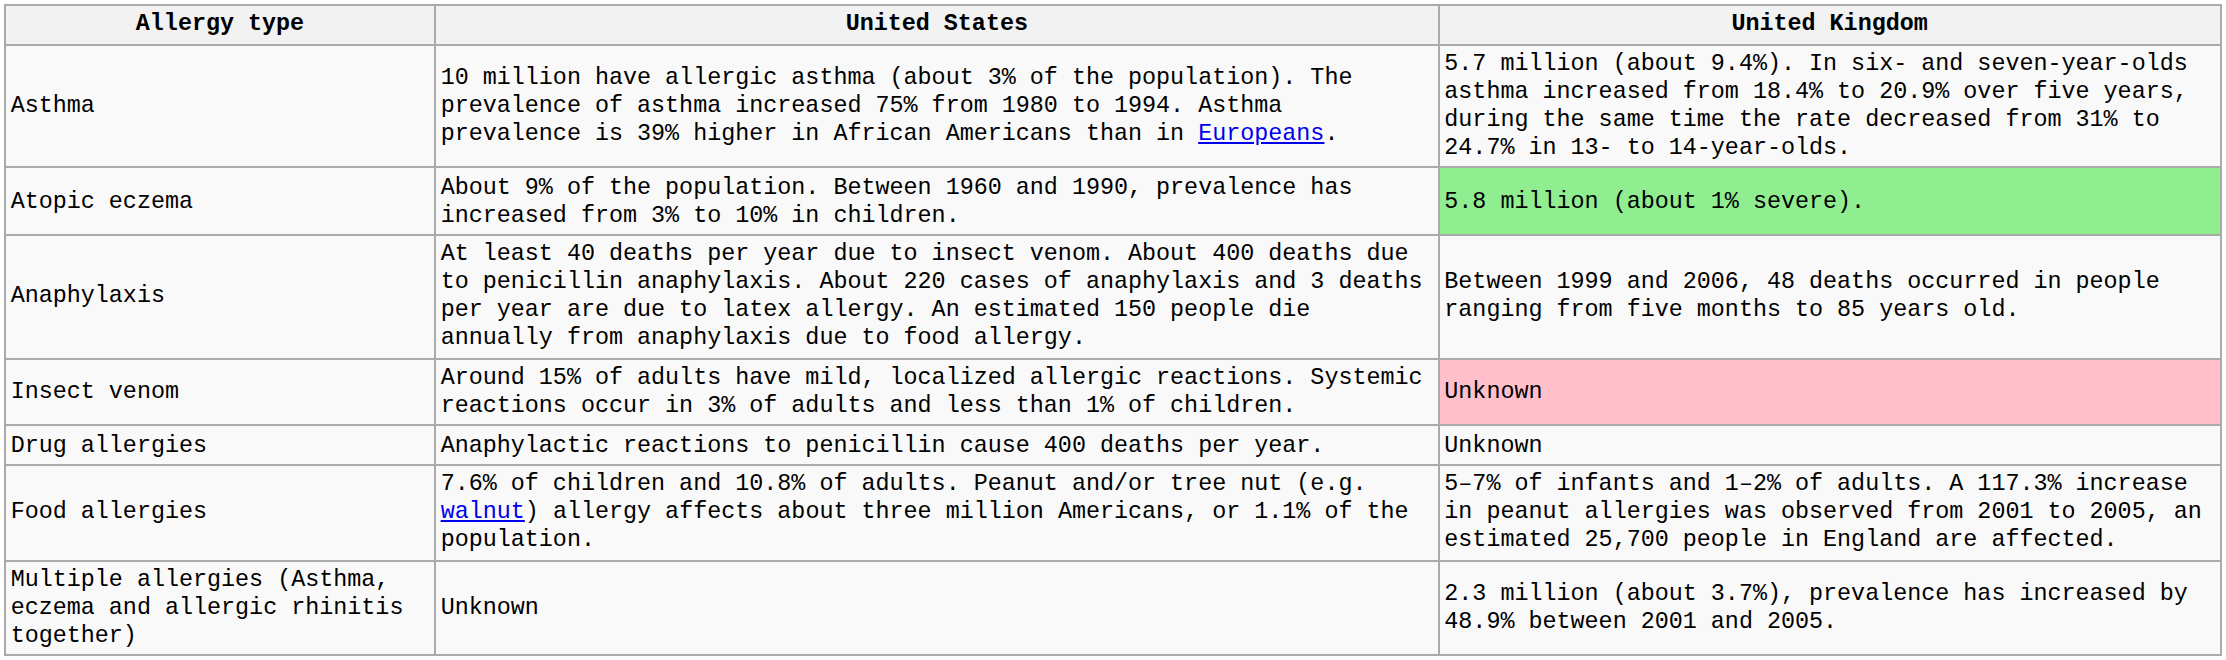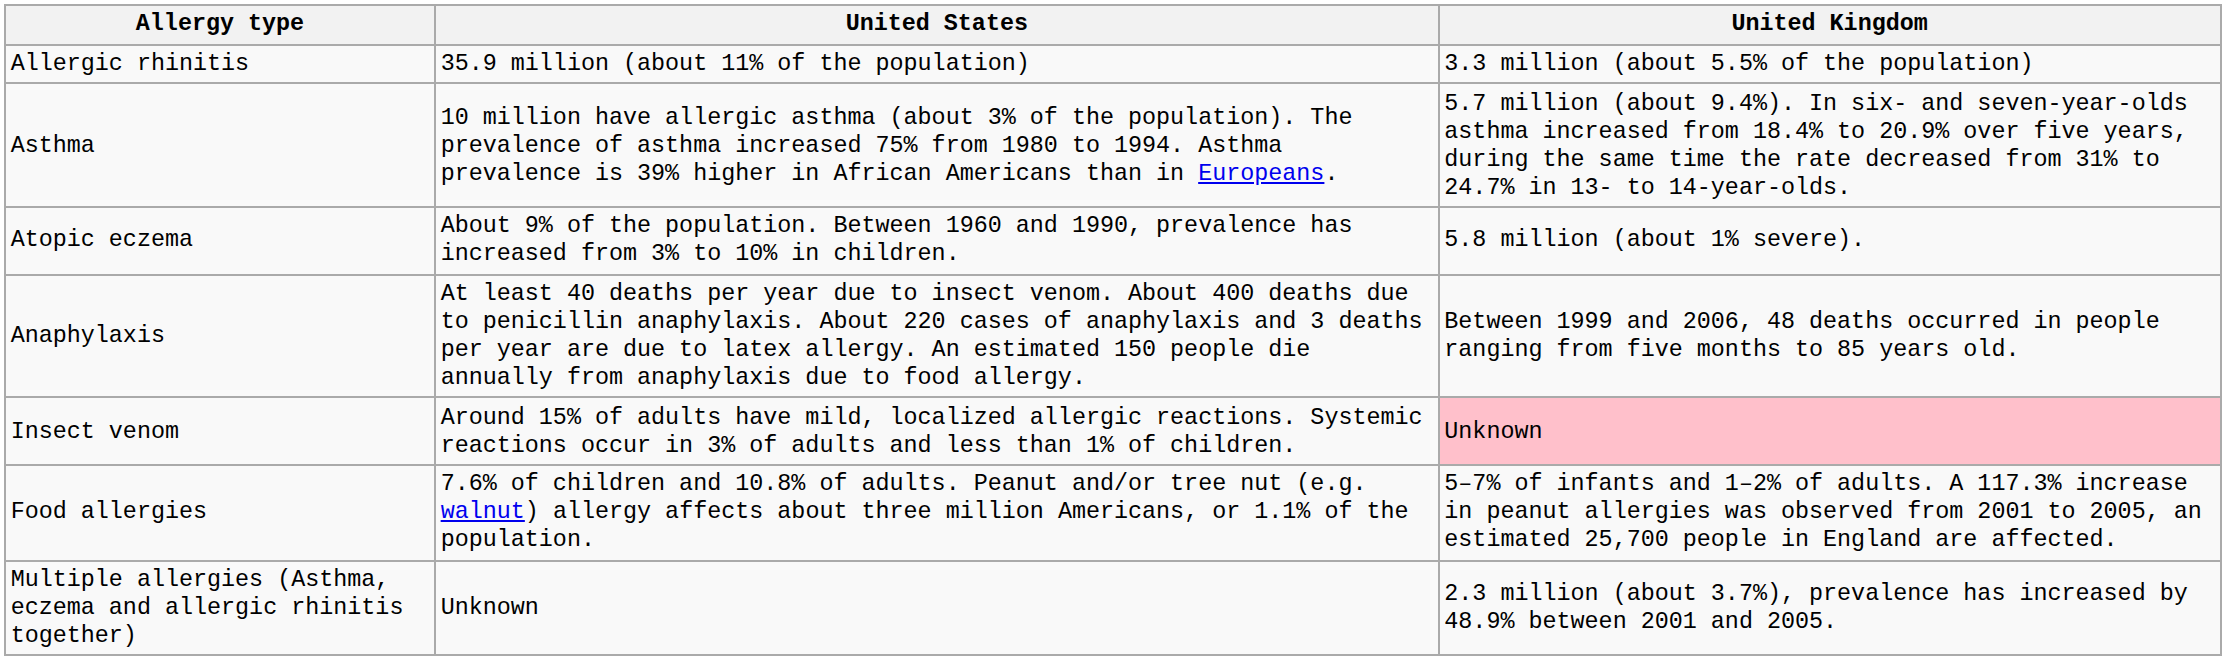+ row: (130, 64)
(1655, 201) lightgreen background -> (1655, 240) no background
- row: (109, 445)
